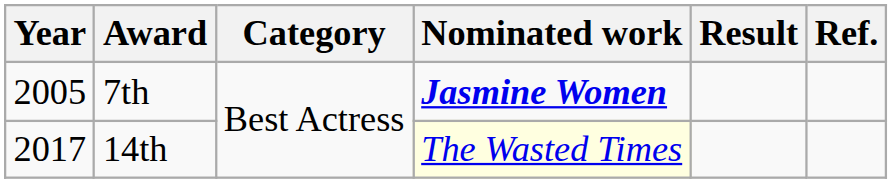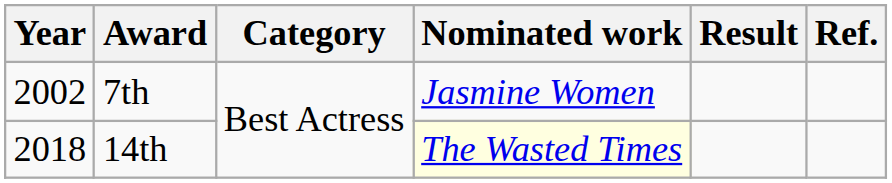(50, 90) 2005 -> (50, 90) 2002
(544, 90) bold -> (538, 90) normal
(50, 148) 2017 -> (50, 148) 2018
